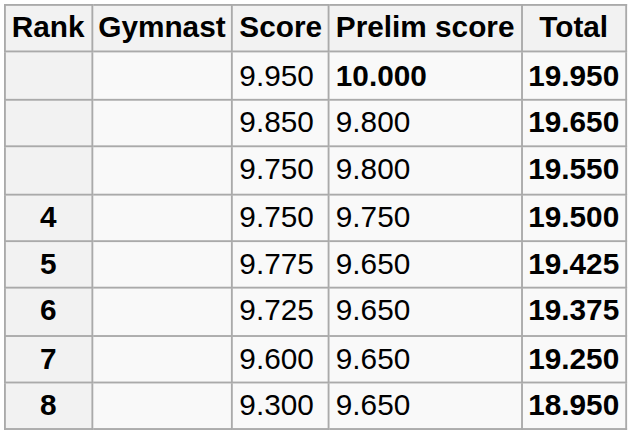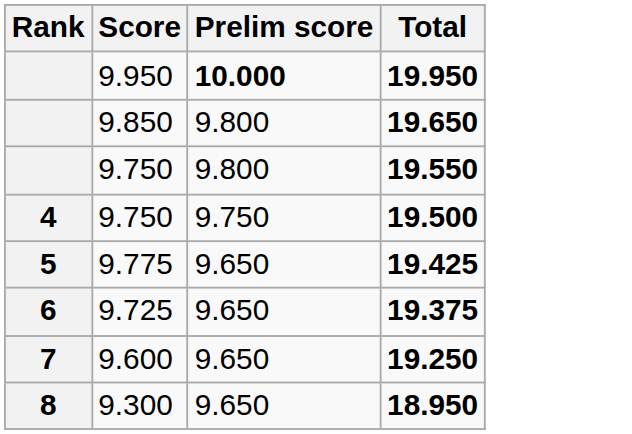- column: (162, 28)
